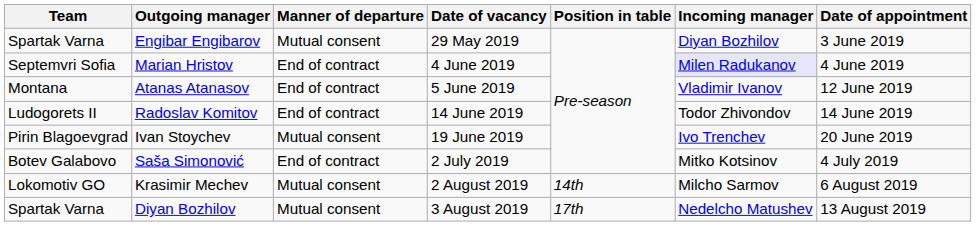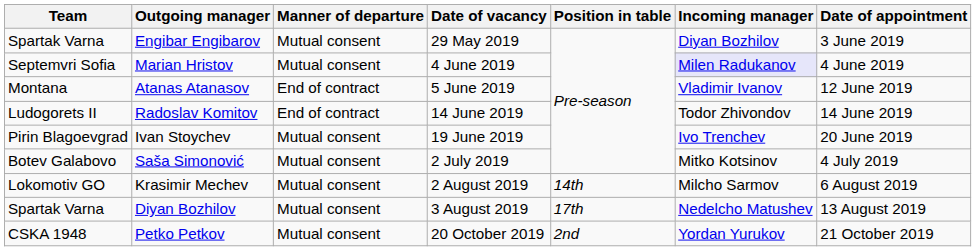(328, 64) End of contract -> (329, 64) Mutual consent
(328, 161) End of contract -> (329, 161) Mutual consent
+ row: (180, 233)
